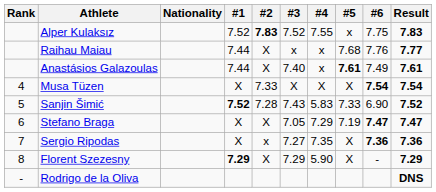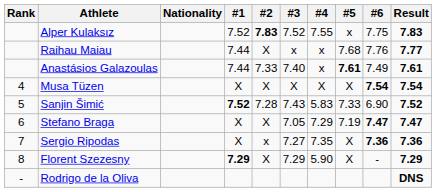(266, 68) X -> (266, 68) 7.33
(266, 86) 7.33 -> (266, 86) X
